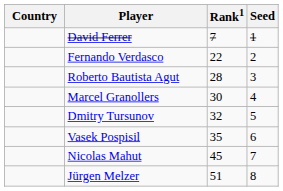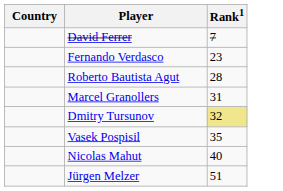- column: (262, 16)
(216, 57) 22 -> (216, 57) 23
(216, 96) 30 -> (216, 96) 31
(216, 116) no background -> (216, 116) khaki background
(216, 156) 45 -> (216, 156) 40
